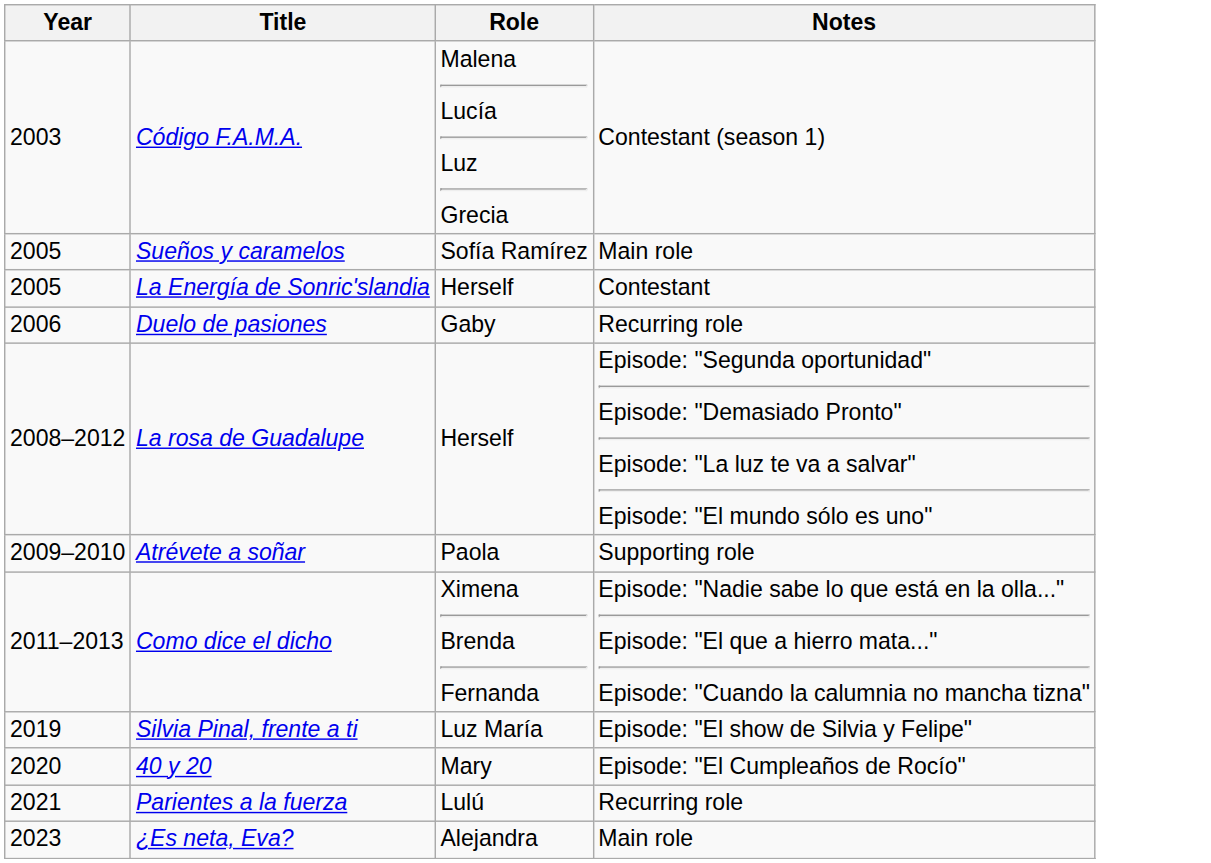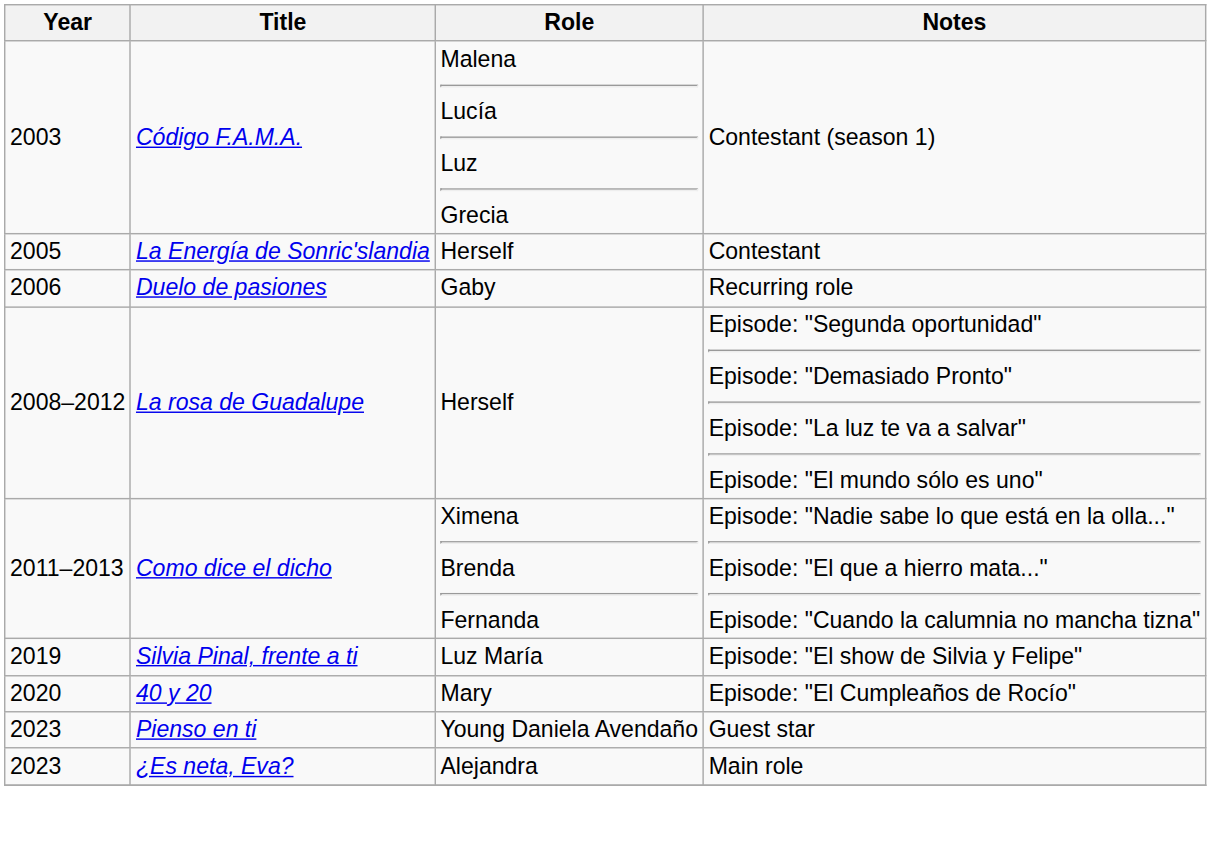- row: (240, 251)
- row: (221, 553)
- row: (242, 802)
+ row: (196, 729)
